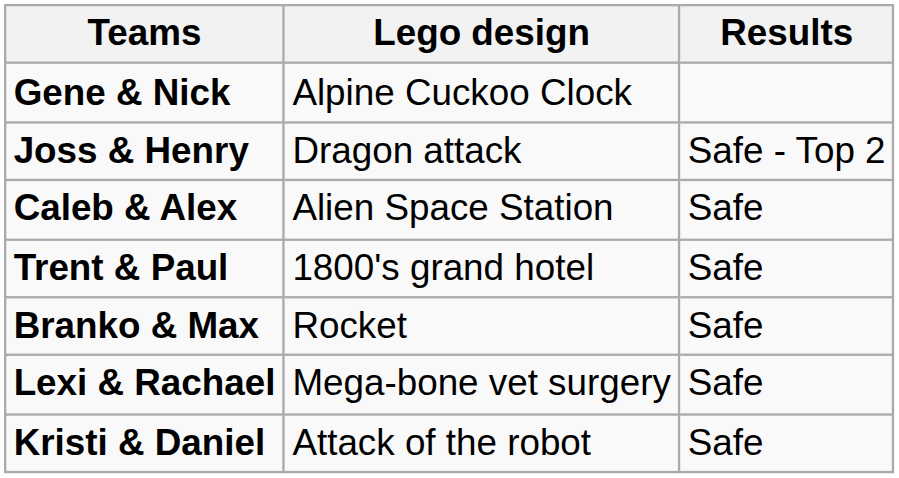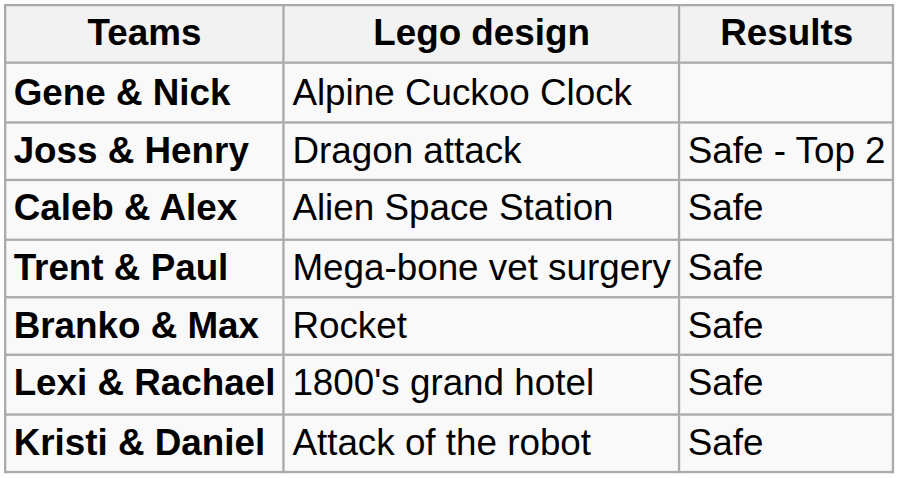(443, 267) 1800's grand hotel -> (482, 267) Mega-bone vet surgery
(482, 383) Mega-bone vet surgery -> (443, 383) 1800's grand hotel
